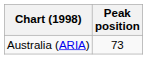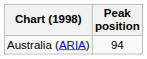(117, 44) 73 -> (117, 44) 94
